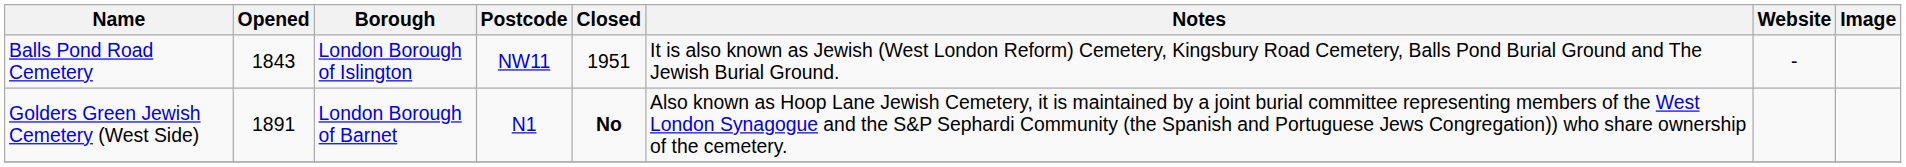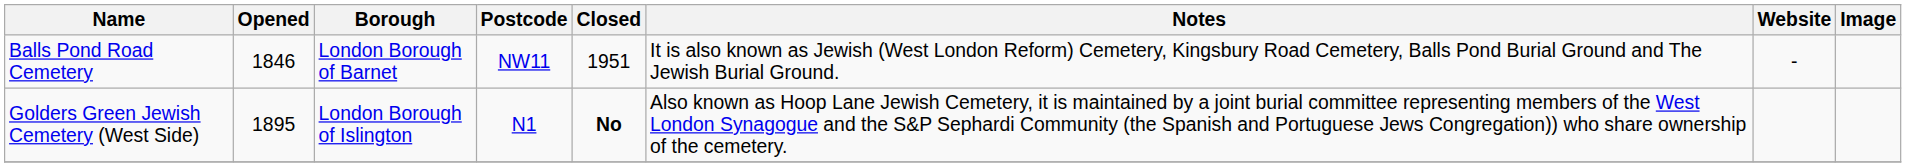(274, 61) 1843 -> (274, 61) 1846
(390, 61) London Borough of Islington -> (390, 61) London Borough of Barnet
(274, 124) 1891 -> (274, 124) 1895
(390, 124) London Borough of Barnet -> (390, 124) London Borough of Islington
